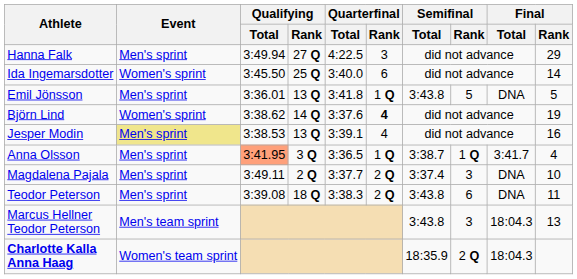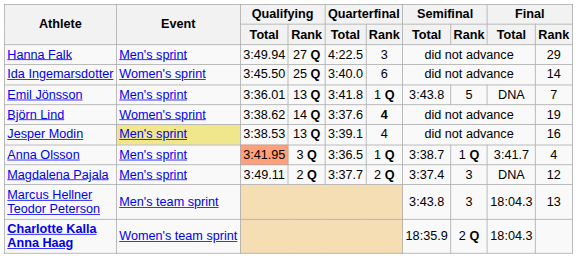(554, 94) 5 -> (554, 94) 7
(554, 174) 10 -> (554, 174) 12
- row: (54, 194)
